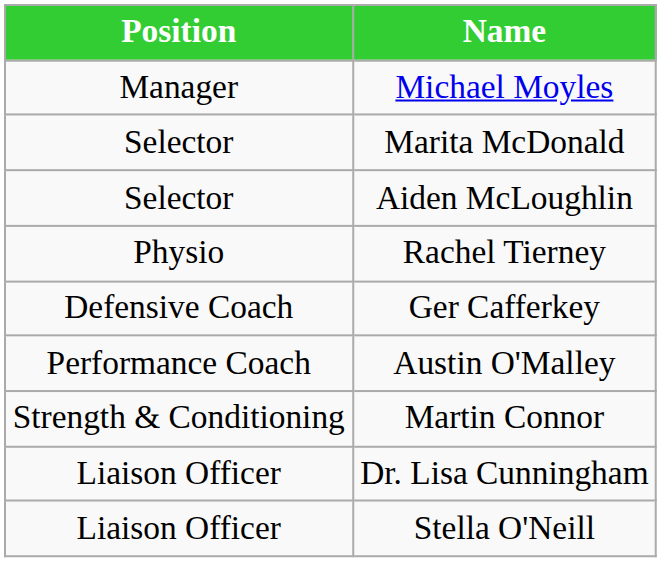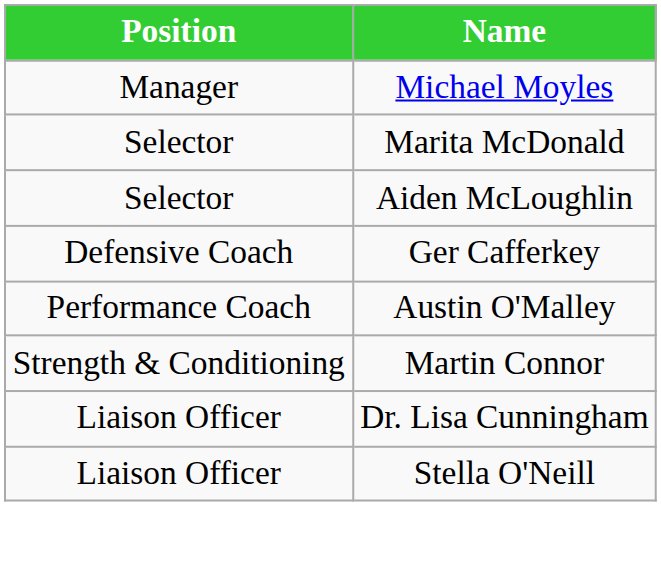- row: (504, 252)
